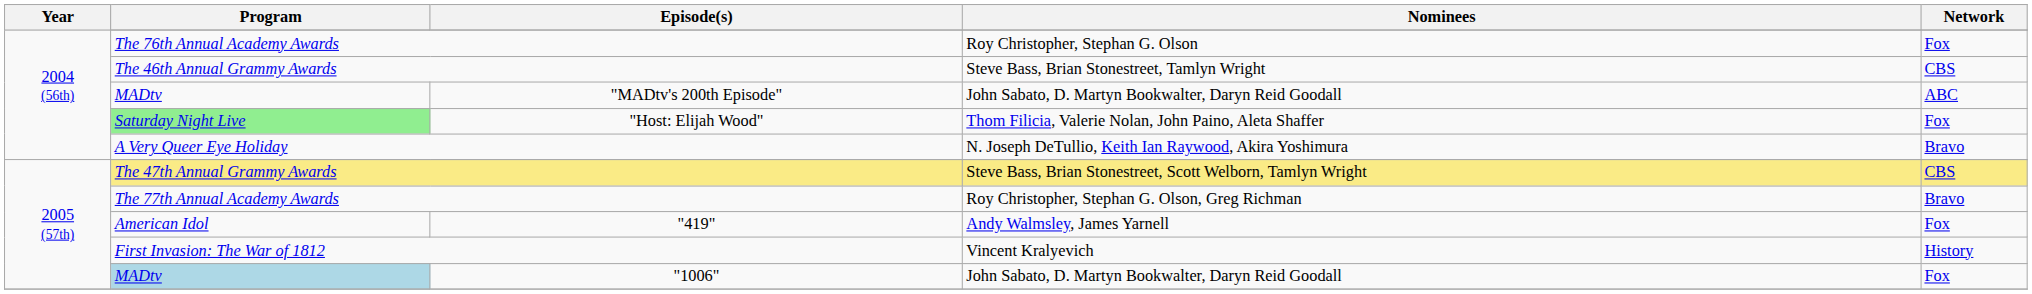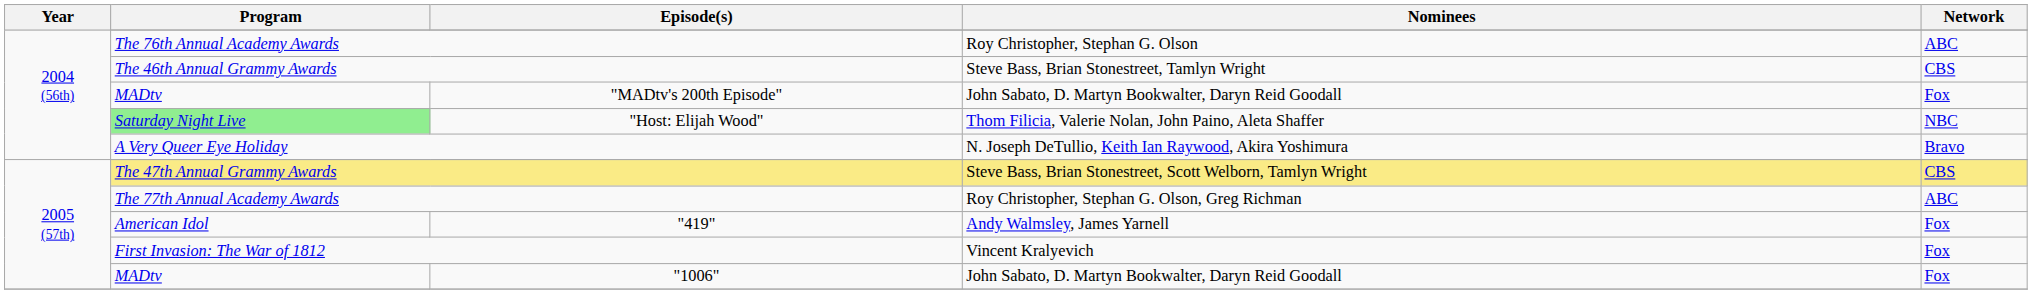(1937, 43) Fox -> (1941, 43) ABC
(1941, 95) ABC -> (1937, 95) Fox
(1937, 120) Fox -> (1941, 120) NBC
(1944, 198) Bravo -> (1941, 198) ABC
(1949, 250) History -> (1937, 250) Fox
(138, 276) lightblue background -> (138, 276) no background
